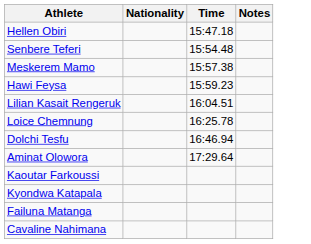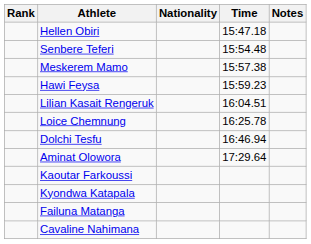+ column: (21, 13)
